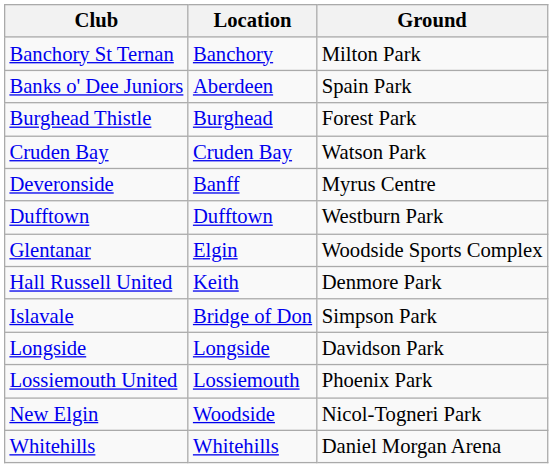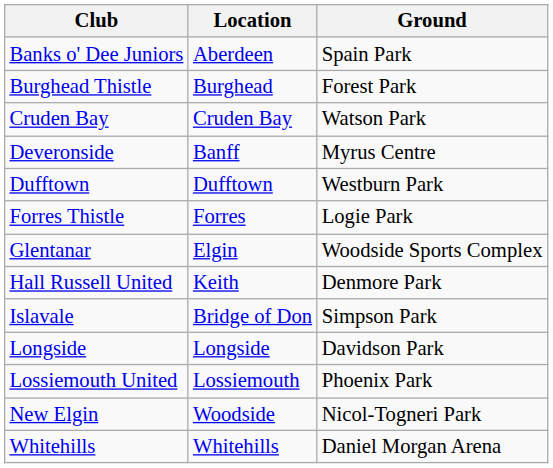- row: (92, 53)
+ row: (67, 217)
